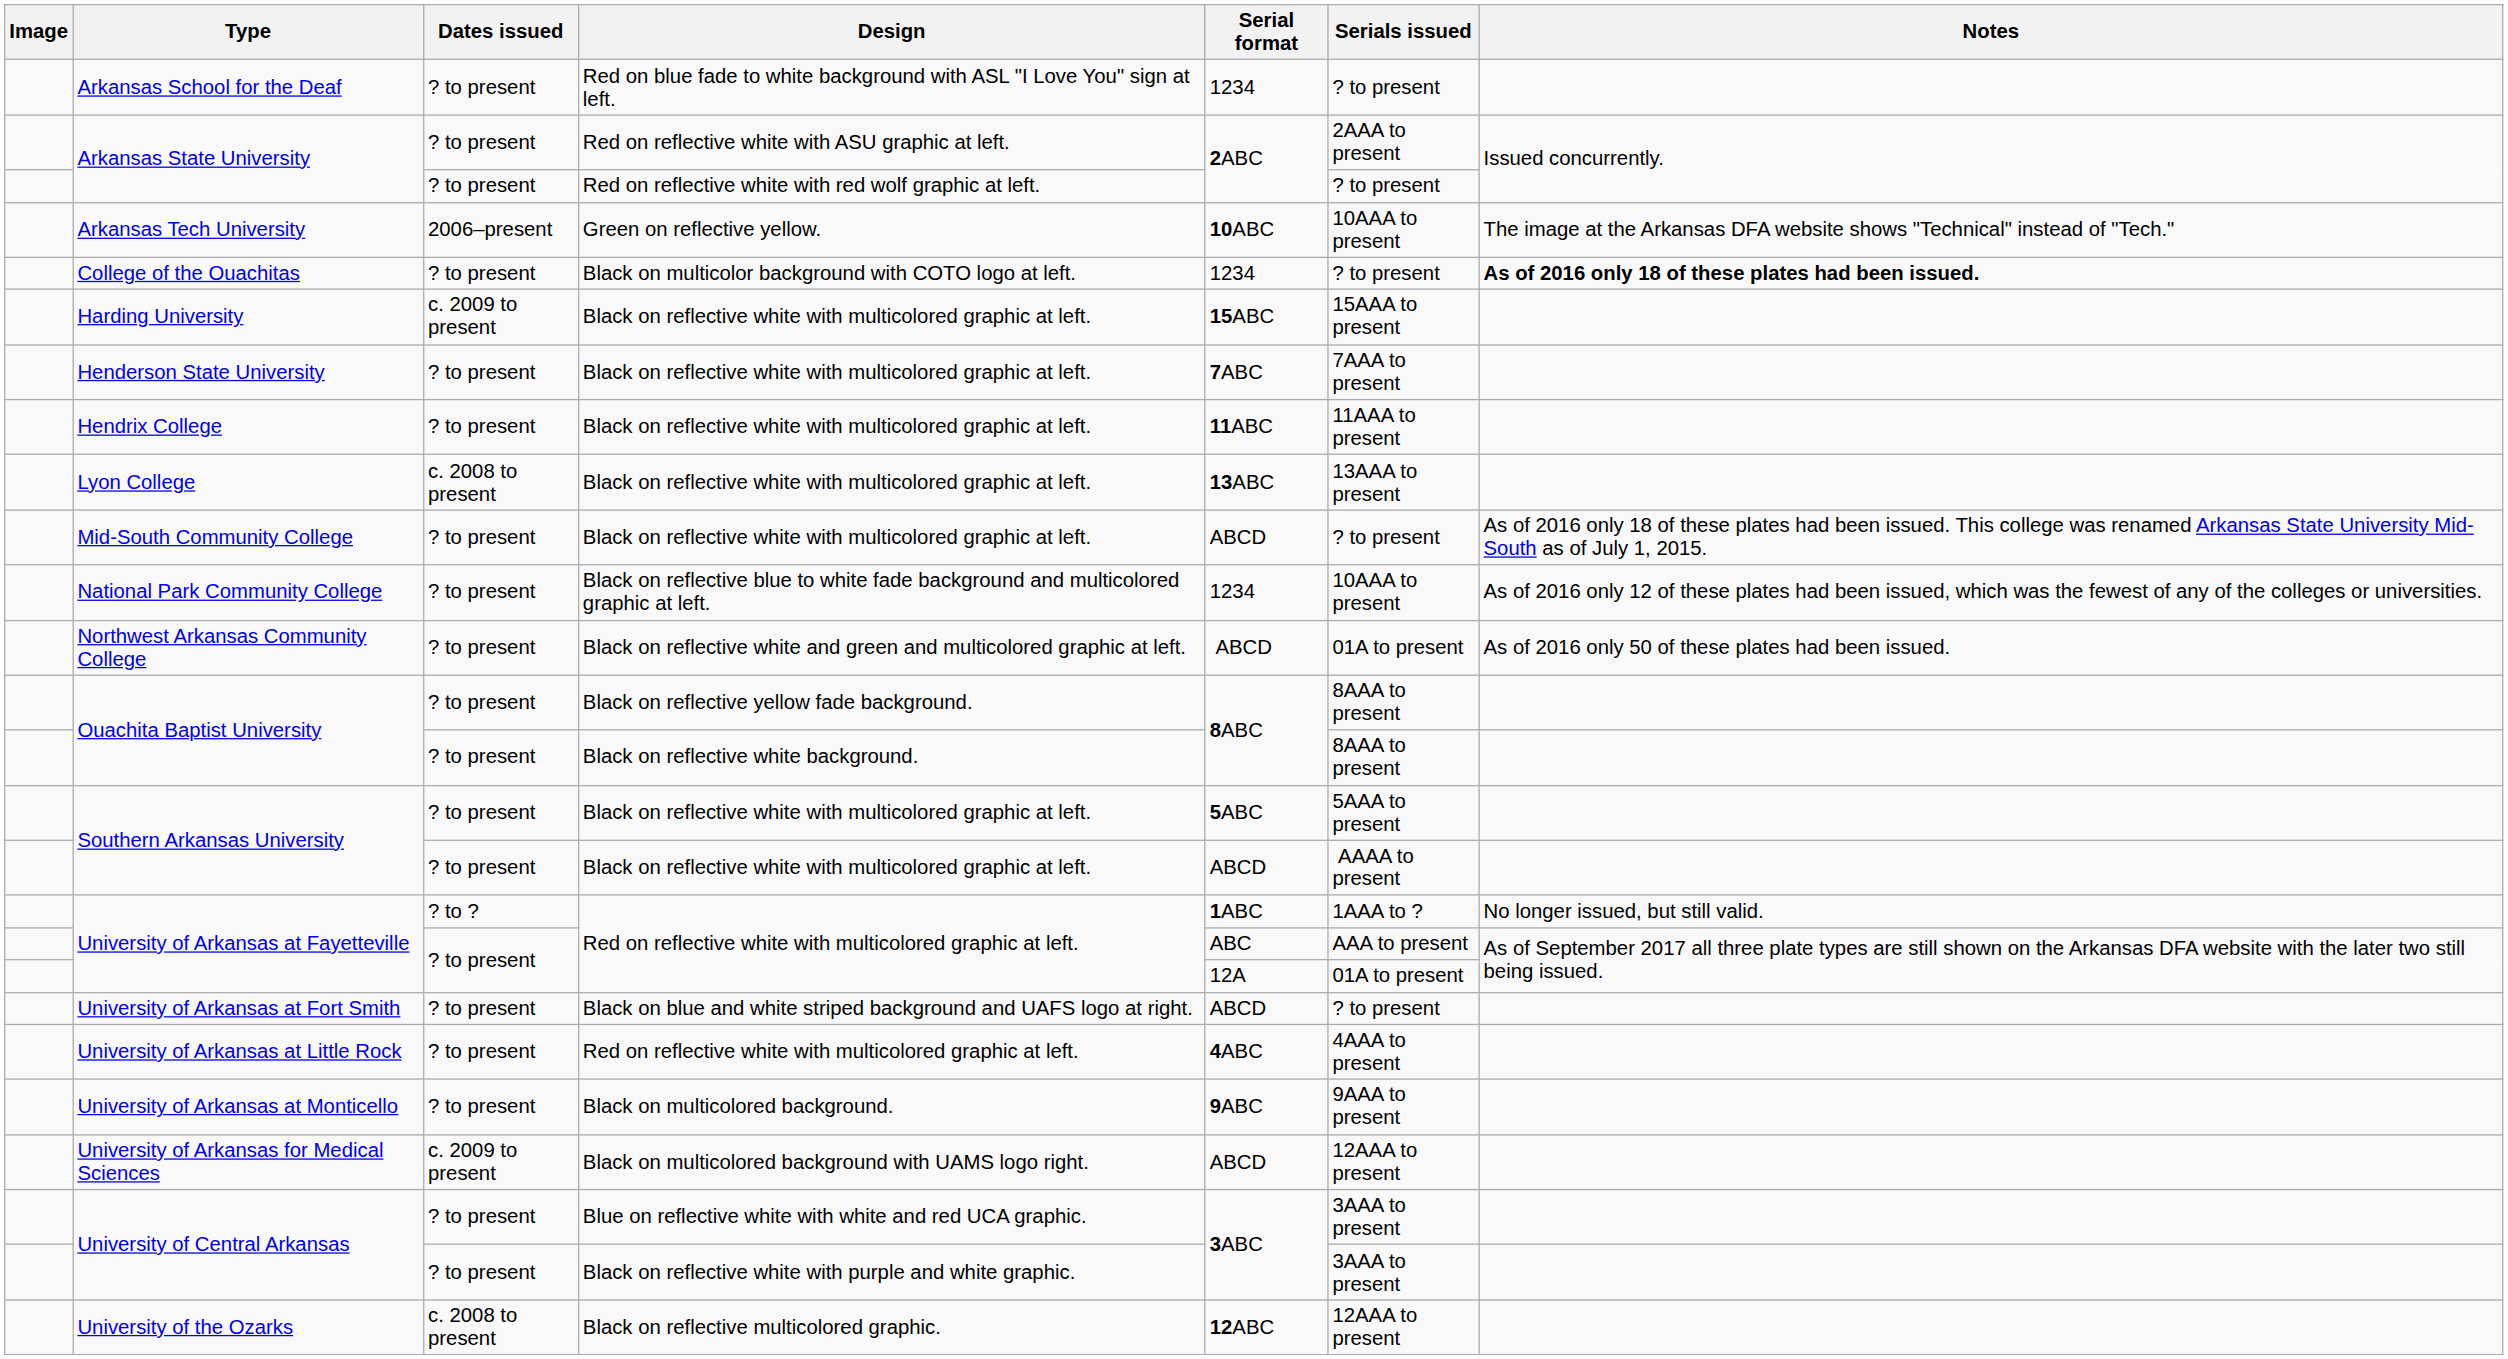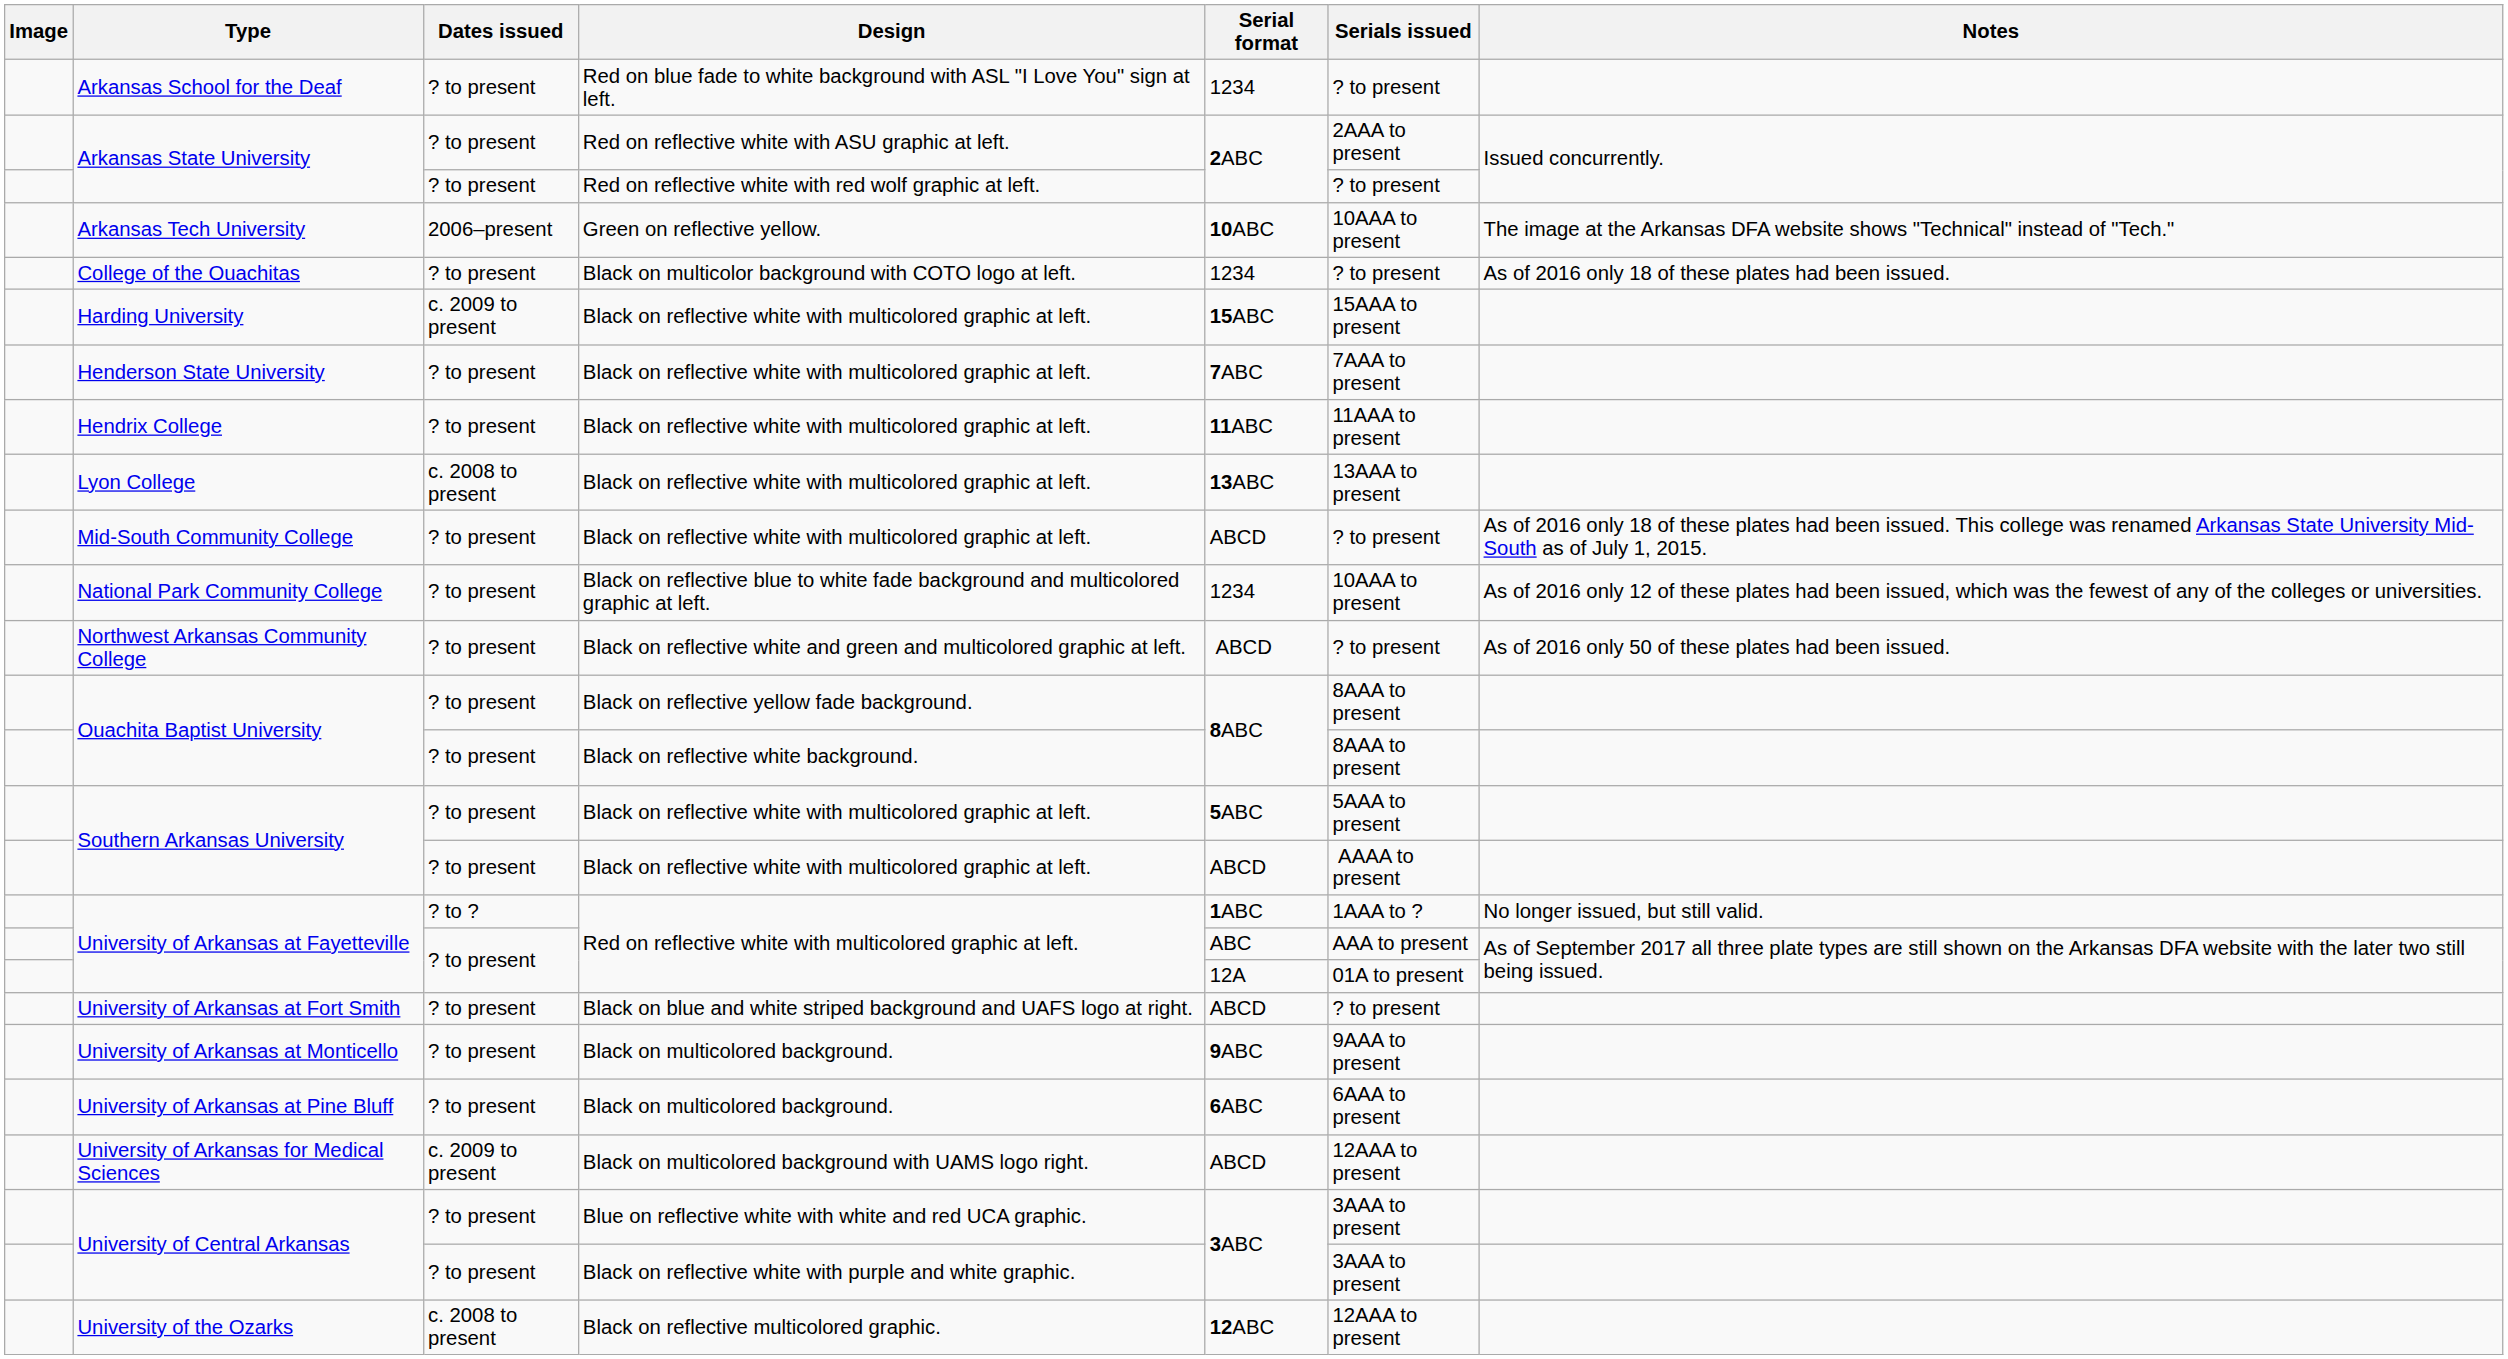(1731, 273) bold -> (1717, 273) normal
(1398, 647) 01A to present -> (1386, 647) ? to present
- row: (239, 1051)
+ row: (235, 1106)
